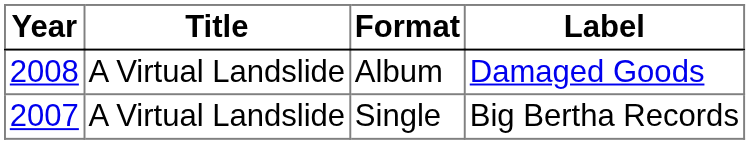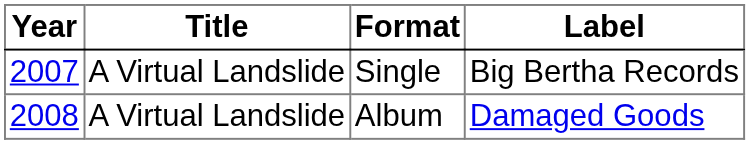rows swapped: (399, 71) <-> (398, 116)
